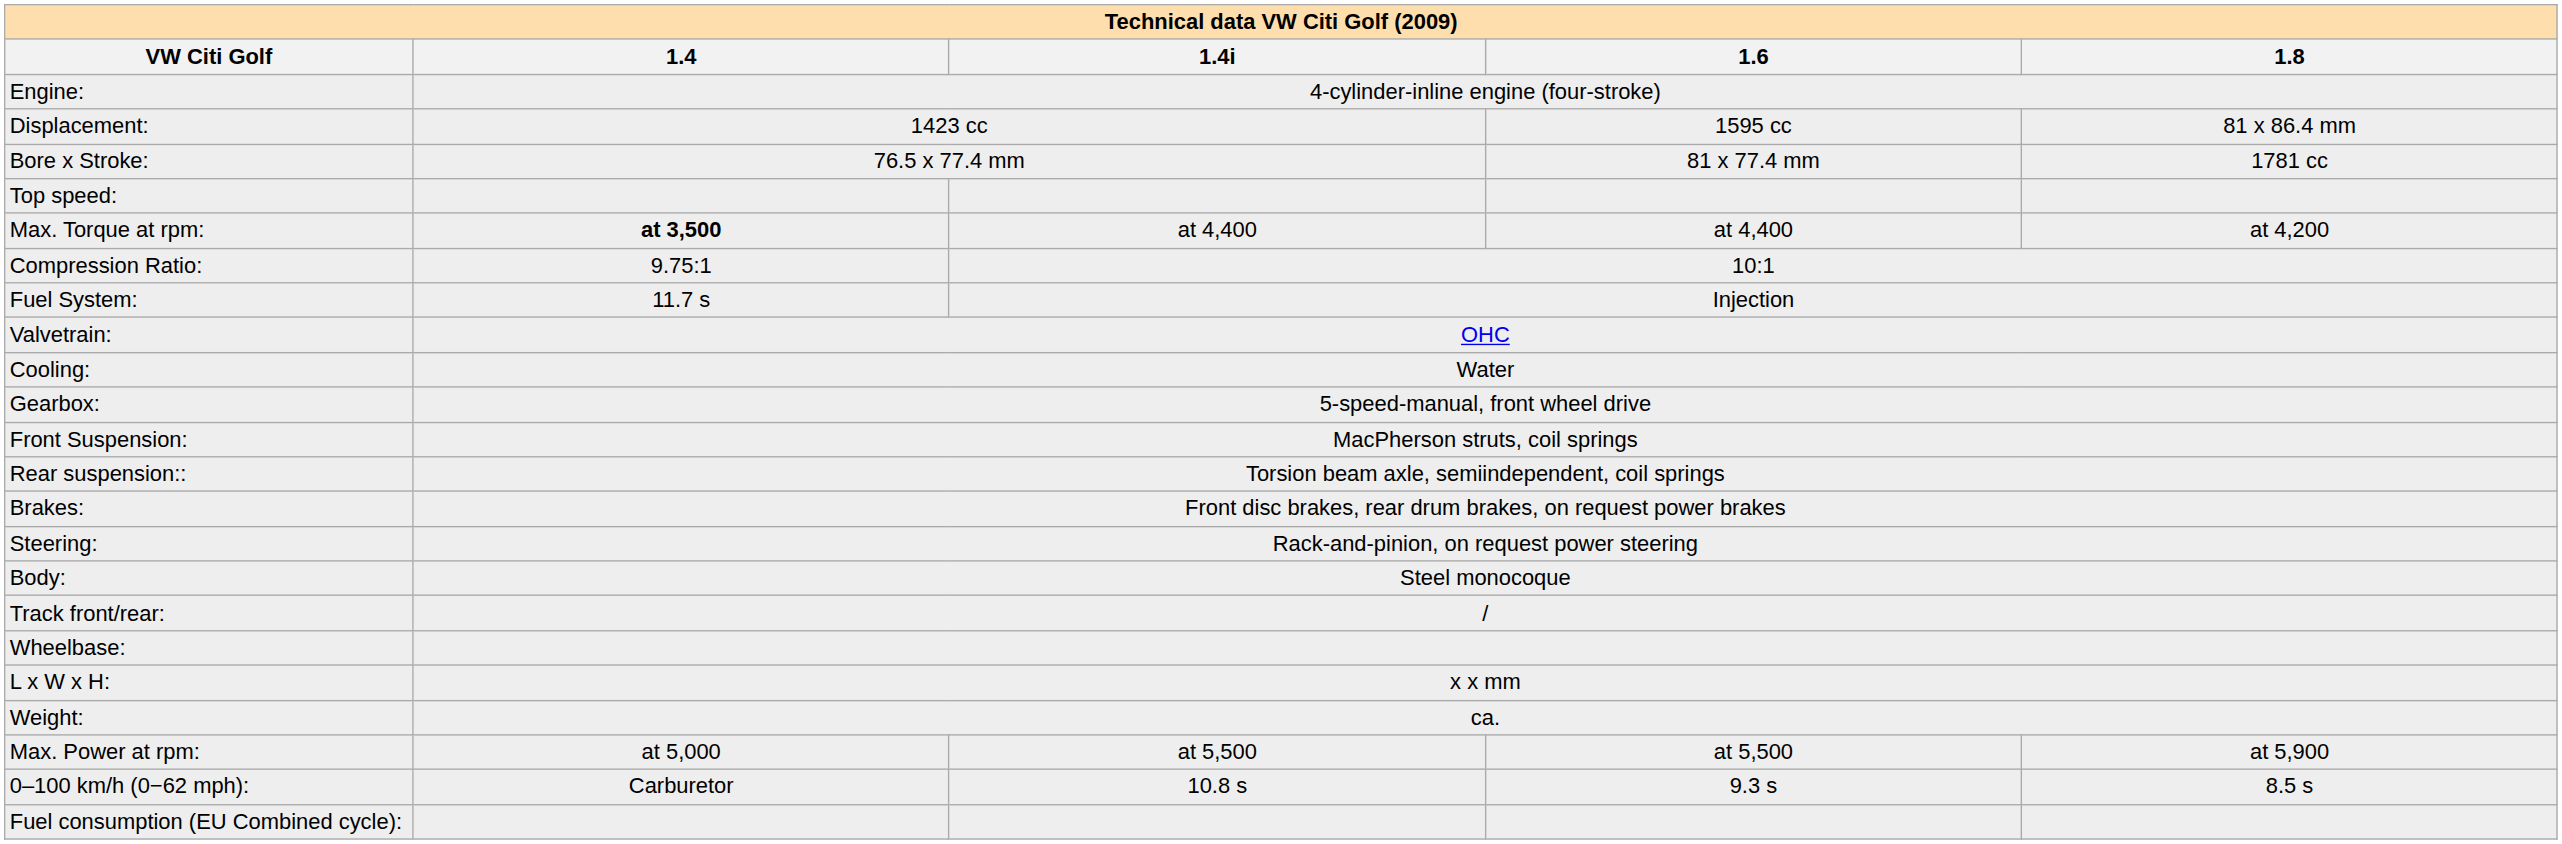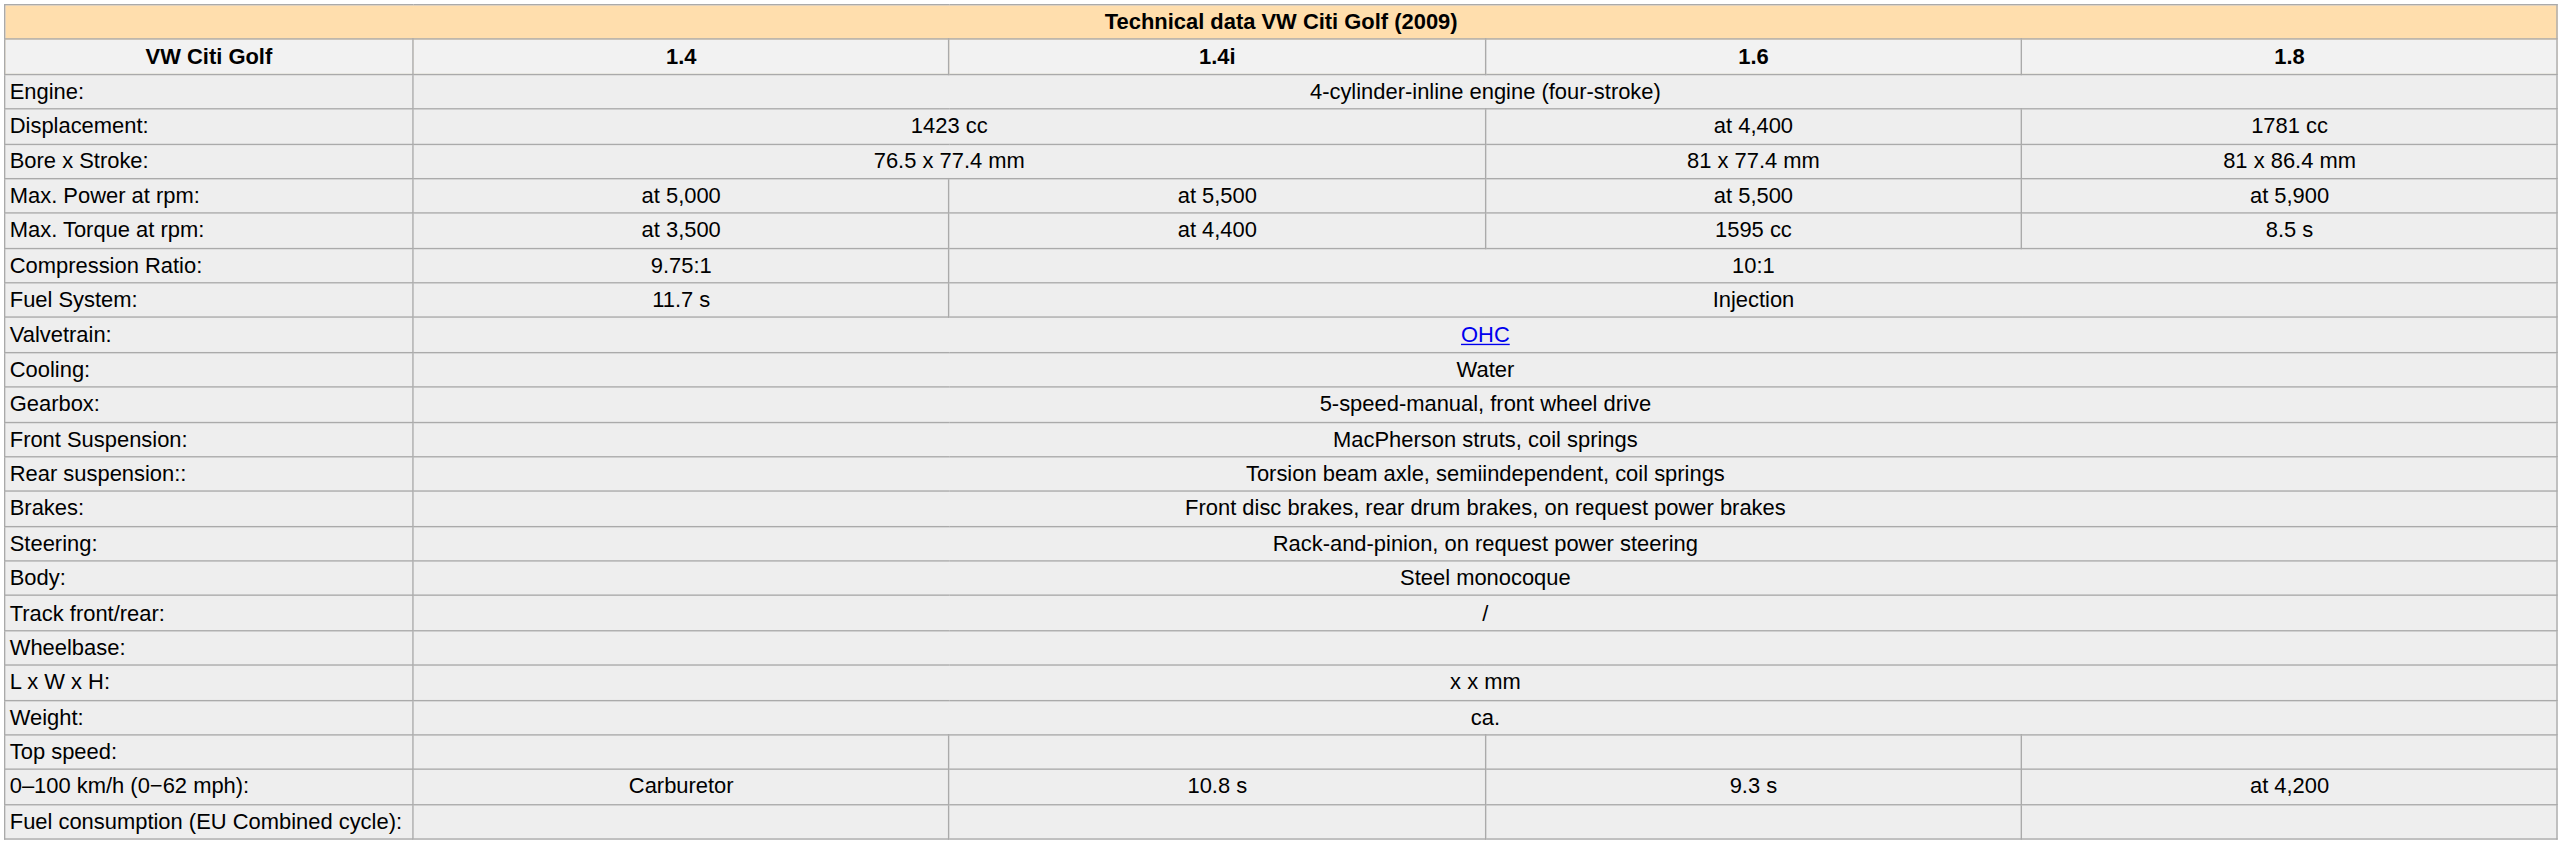(1753, 126) 1595 cc -> (1753, 126) at 4,400
(2290, 126) 81 x 86.4 mm -> (2290, 126) 1781 cc
(2290, 160) 1781 cc -> (2290, 160) 81 x 86.4 mm
rows swapped: (108, 751) <-> (66, 195)
(681, 230) bold -> (681, 230) normal
(1753, 230) at 4,400 -> (1753, 230) 1595 cc
(2290, 230) at 4,200 -> (2290, 230) 8.5 s
(2290, 786) 8.5 s -> (2290, 786) at 4,200
